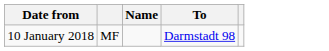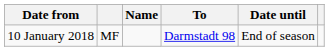+ column: (278, 14)
